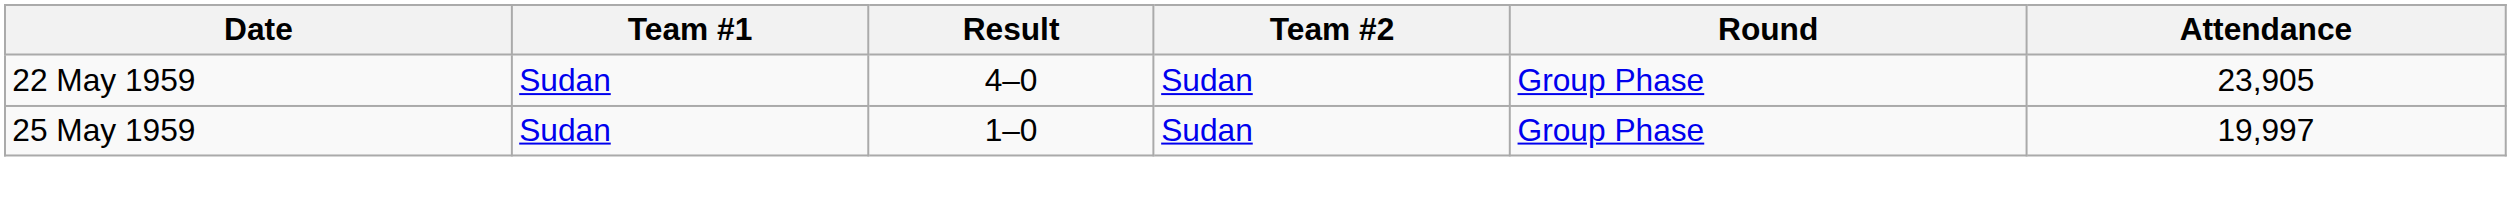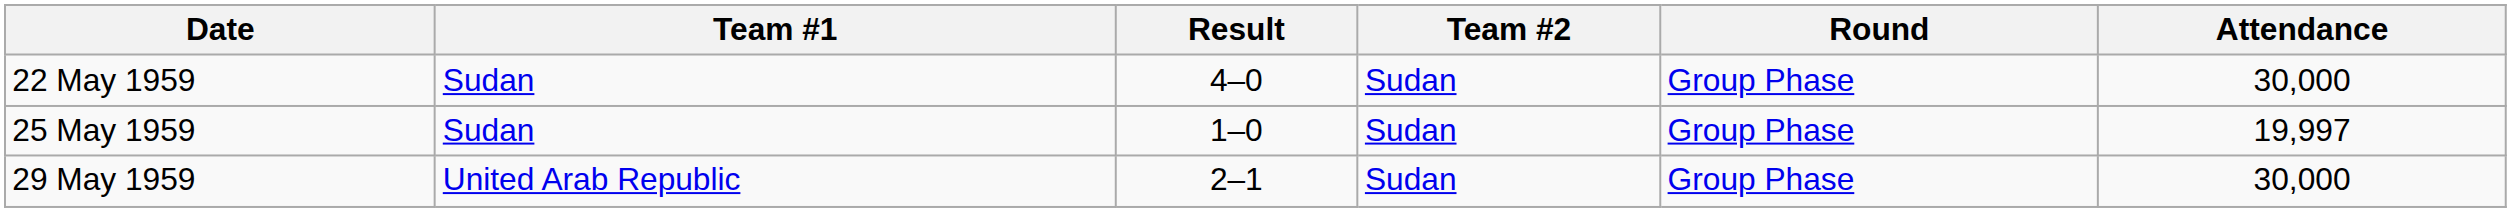(2266, 79) 23,905 -> (2302, 79) 30,000
+ row: (104, 180)
